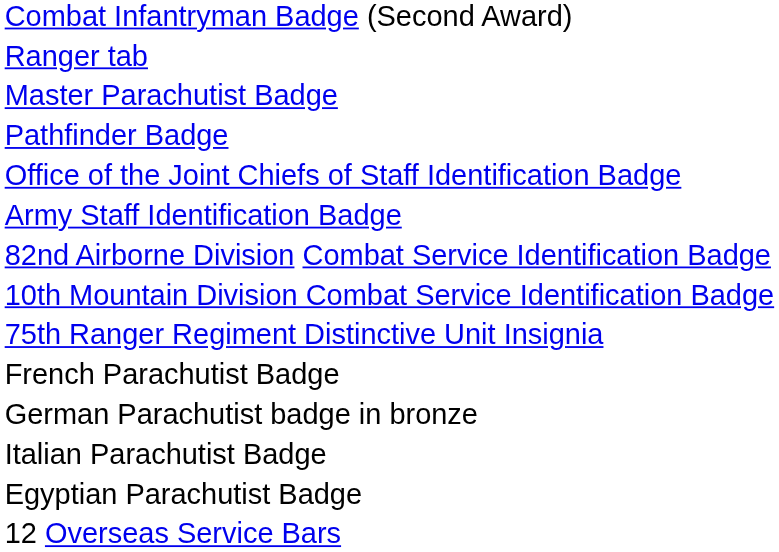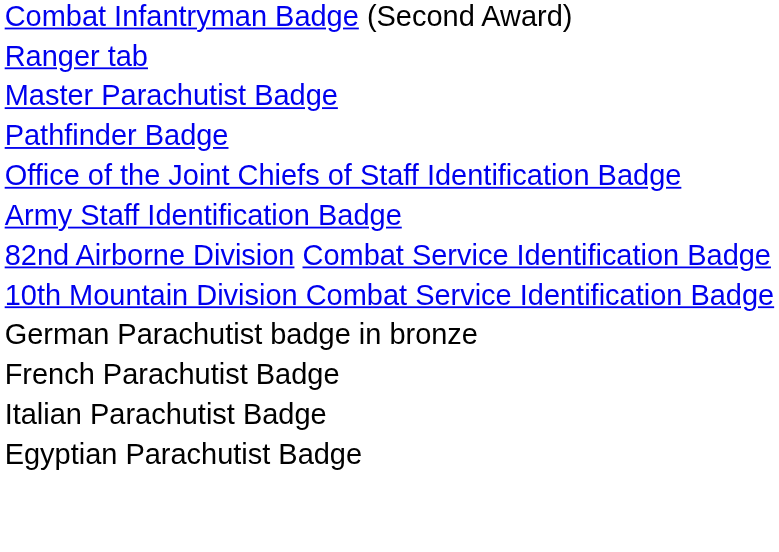- row: (304, 334)
rows swapped: (172, 374) <-> (241, 414)
- row: (173, 533)
